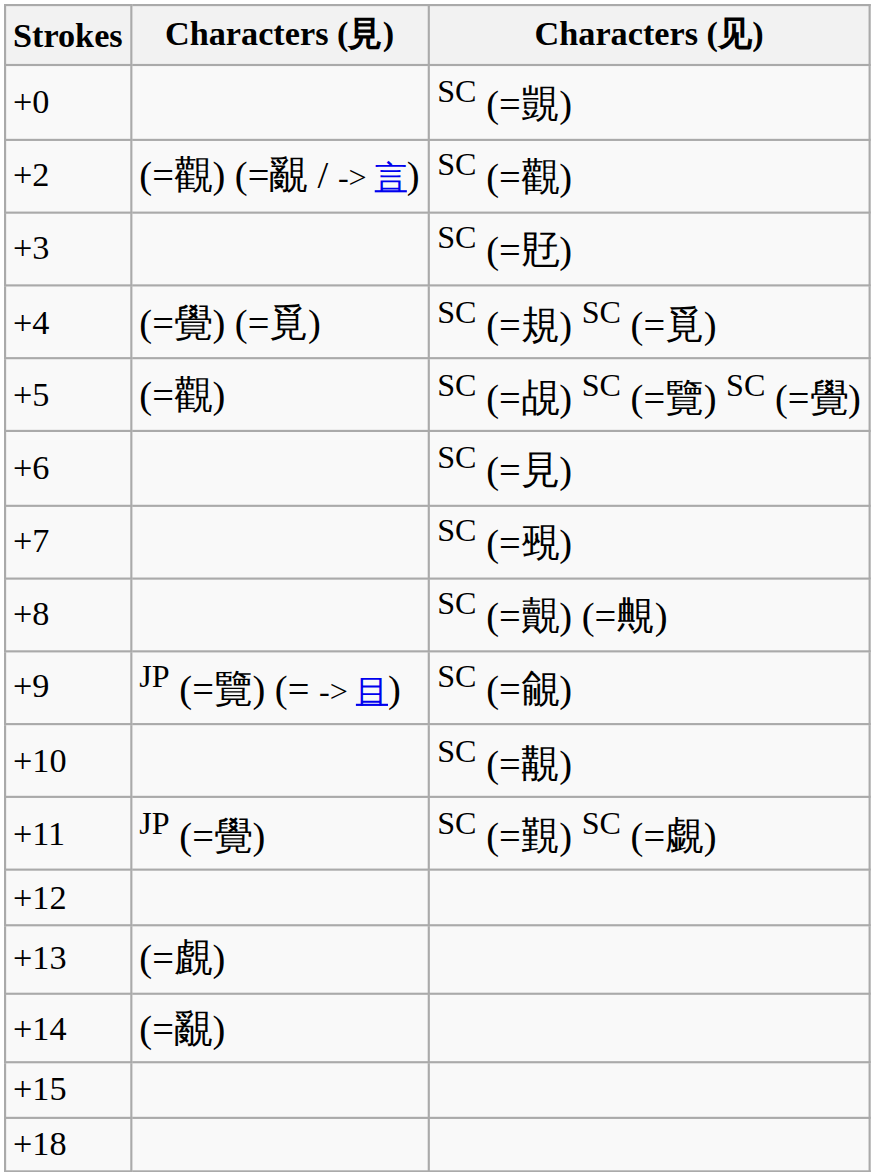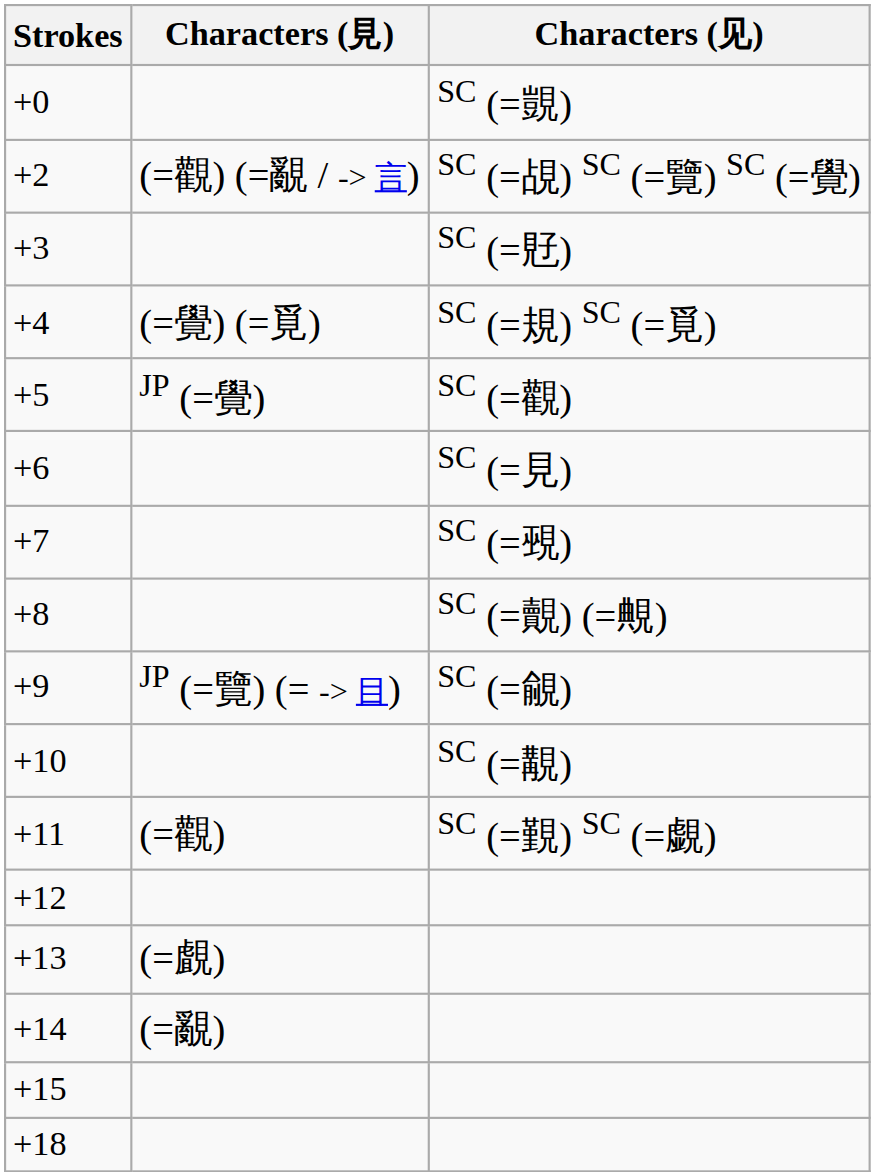(505, 173) SC (=觀) -> (649, 173) SC (=覘) SC (=覽) SC (=覺)
(182, 395) (=觀) -> (202, 393) JP (=覺)
(649, 393) SC (=覘) SC (=覽) SC (=覺) -> (505, 393) SC (=觀)
(202, 832) JP (=覺) -> (182, 834) (=觀)
